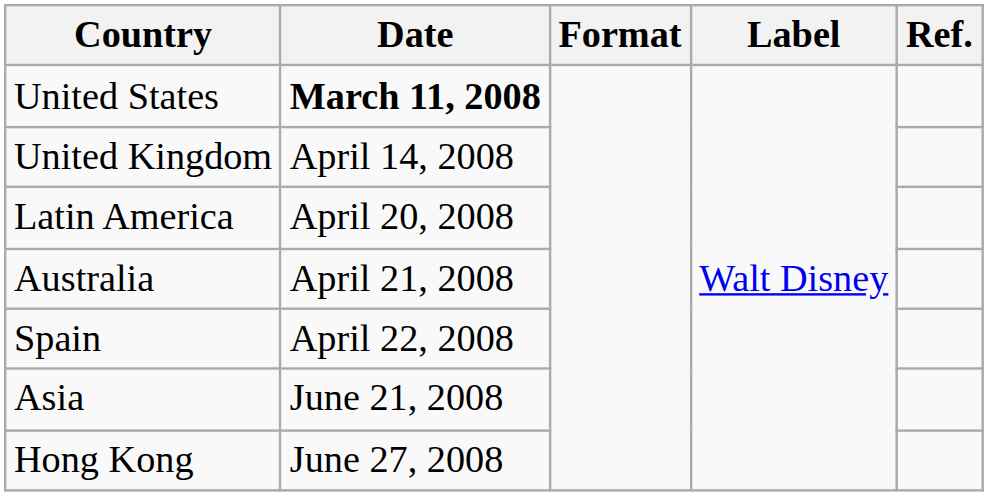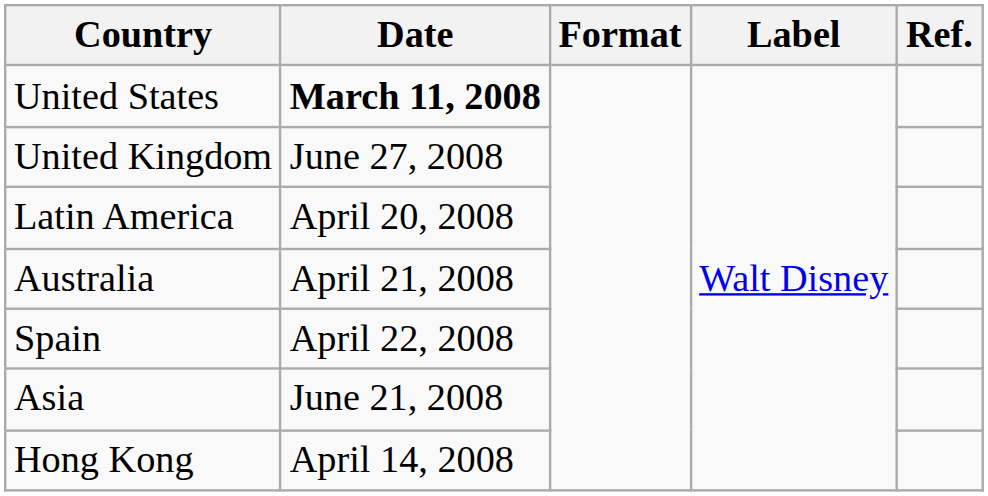(402, 156) April 14, 2008 -> (397, 156) June 27, 2008
(397, 459) June 27, 2008 -> (402, 459) April 14, 2008
